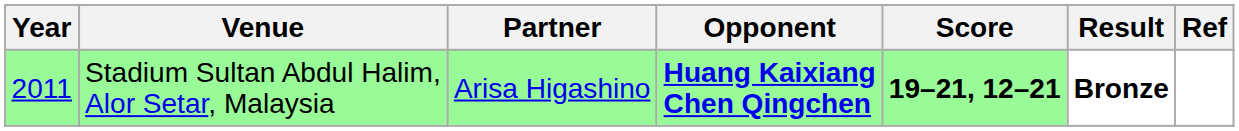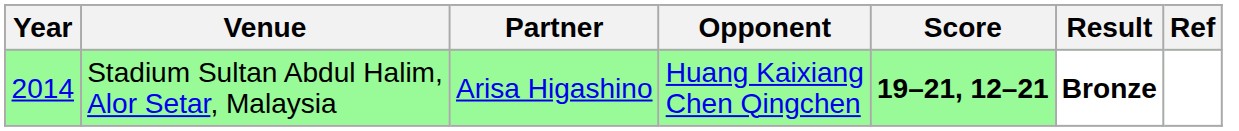(42, 88) 2011 -> (43, 88) 2014
(770, 88) bold -> (765, 88) normal
